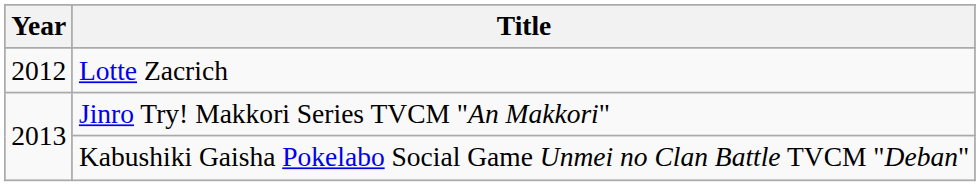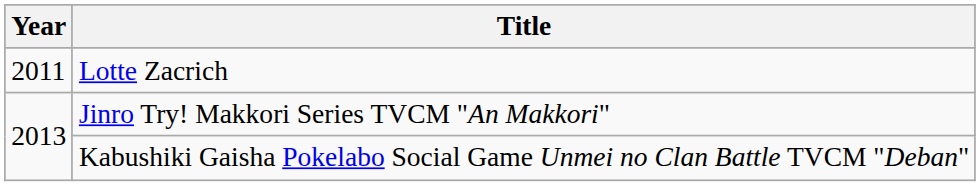(39, 69) 2012 -> (38, 69) 2011
